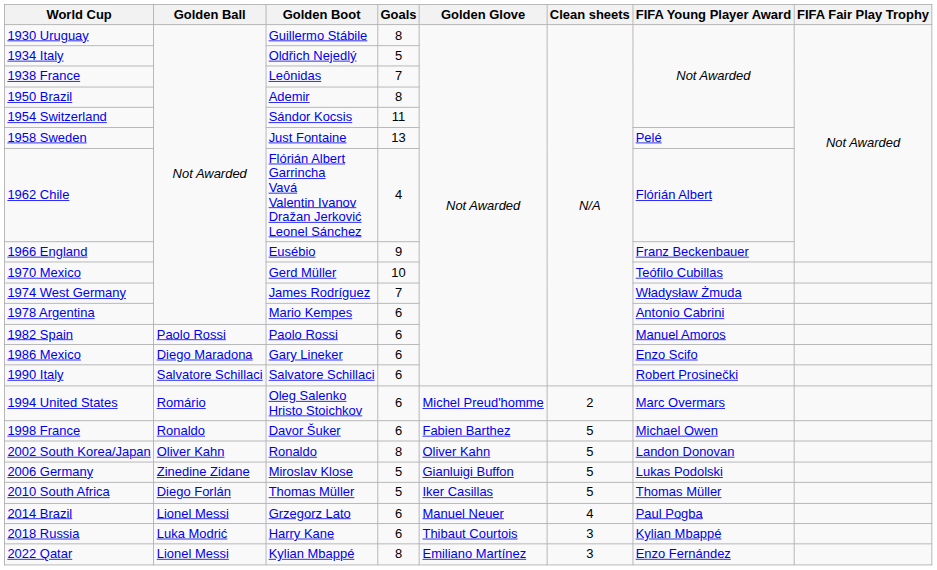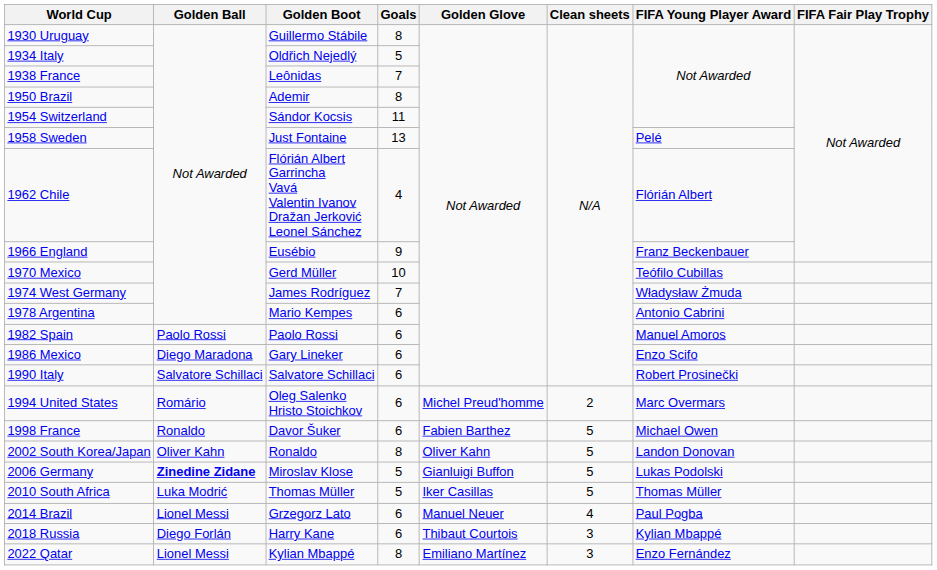(203, 472) normal -> (206, 472) bold
(194, 492) Diego Forlán -> (192, 492) Luka Modrić
(192, 533) Luka Modrić -> (194, 533) Diego Forlán
